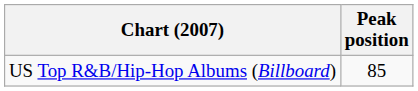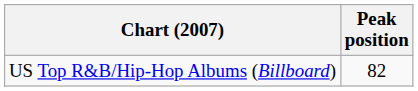(377, 70) 85 -> (377, 70) 82
